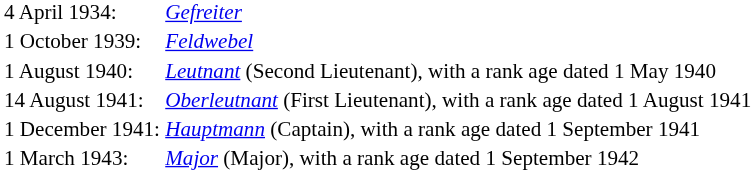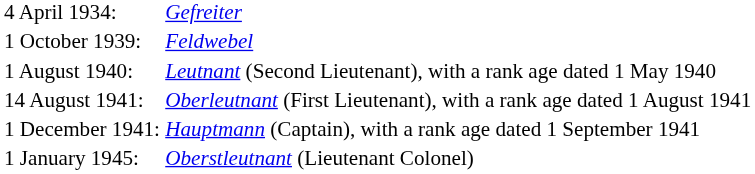- row: (66, 157)
+ row: (71, 157)
